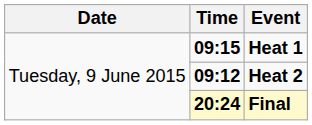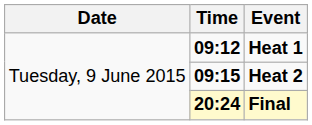(217, 47) 09:15 -> (217, 47) 09:12
(217, 76) 09:12 -> (217, 76) 09:15
